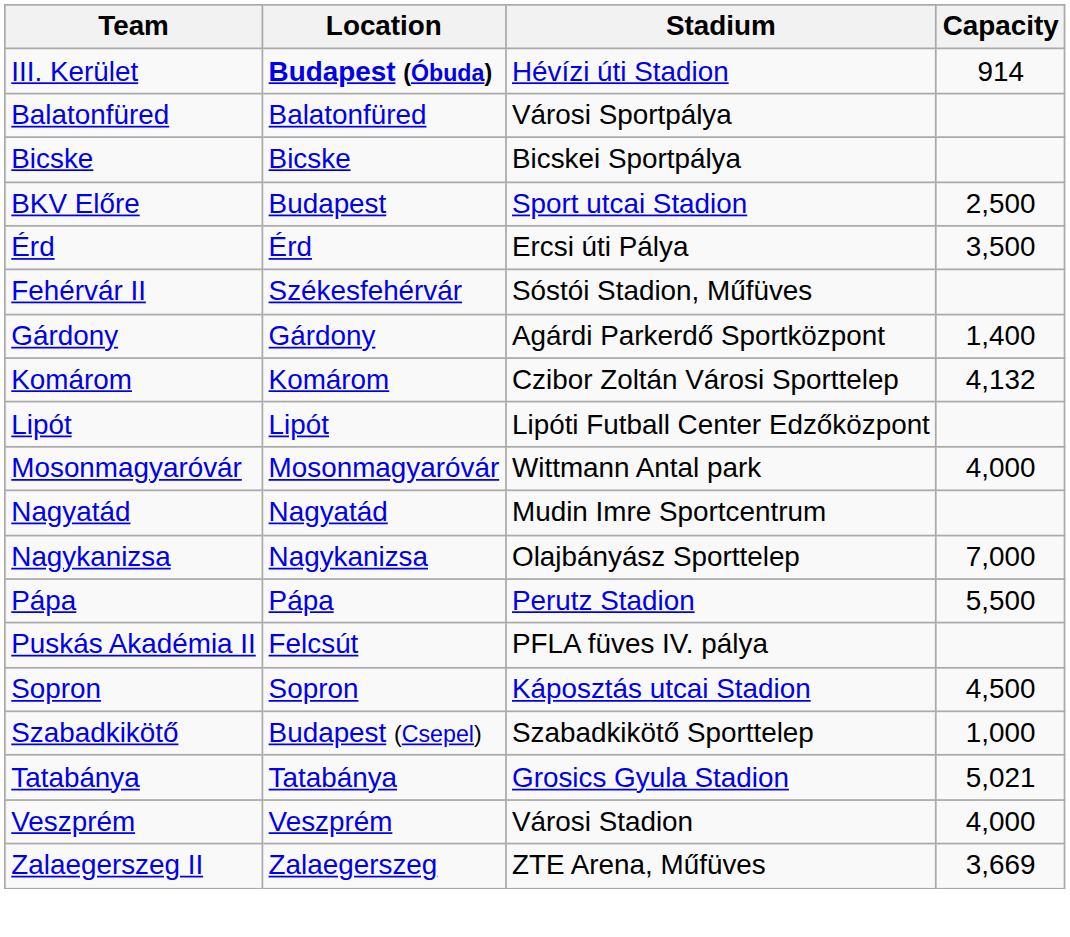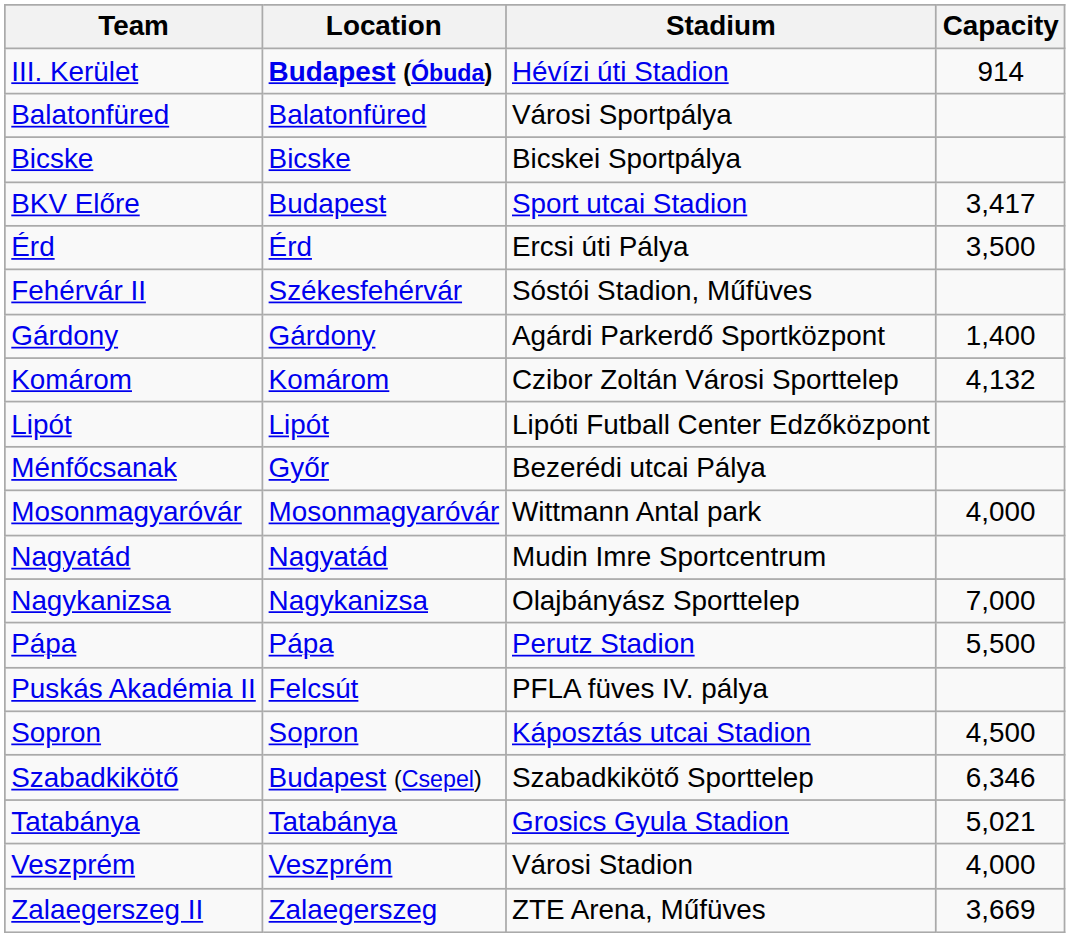(1001, 203) 2,500 -> (1001, 203) 3,417
+ row: (94, 468)
(1001, 733) 1,000 -> (1001, 777) 6,346
